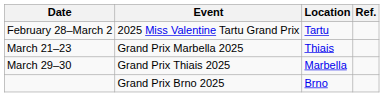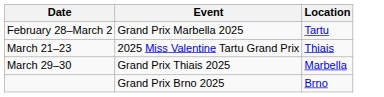- column: (366, 13)
(208, 30) 2025 Miss Valentine Tartu Grand Prix -> (180, 30) Grand Prix Marbella 2025
(180, 48) Grand Prix Marbella 2025 -> (208, 48) 2025 Miss Valentine Tartu Grand Prix
